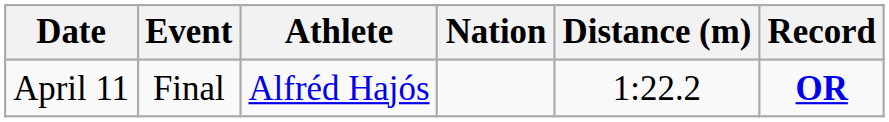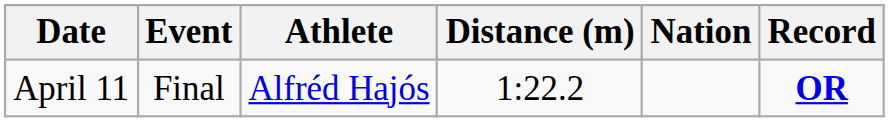columns swapped: (496, 32) <-> (657, 32)
